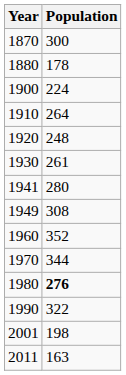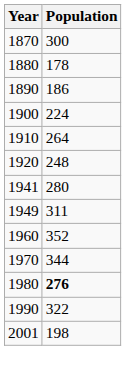+ row: (23, 89)
- row: (23, 162)
(57, 211) 308 -> (57, 211) 311
- row: (23, 357)
